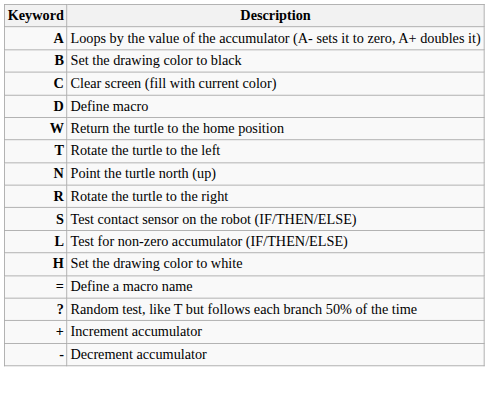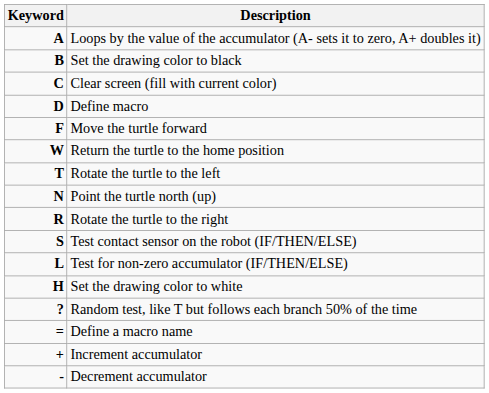+ row: (139, 128)
rows swapped: (132, 286) <-> (244, 309)
